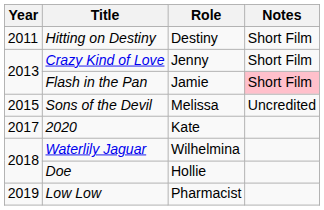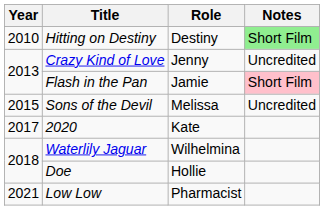(23, 37) 2011 -> (23, 37) 2010
(280, 37) no background -> (280, 37) lightgreen background
(280, 60) Short Film -> (282, 60) Uncredited
(23, 194) 2019 -> (23, 194) 2021
